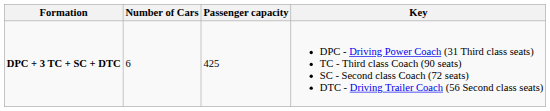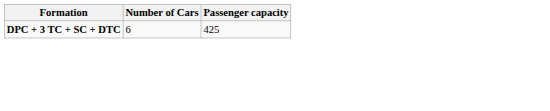- column: (418, 12)
